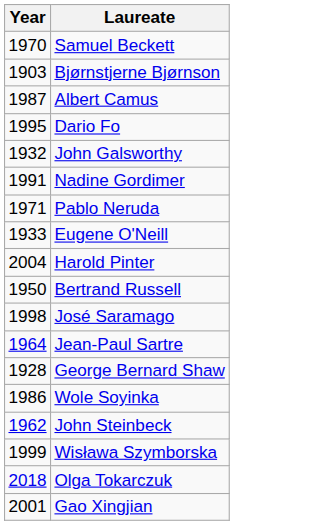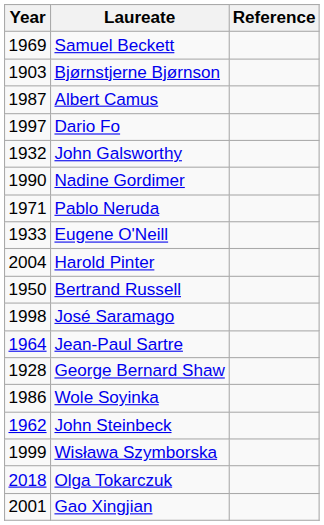+ column: (274, 18)
(28, 45) 1970 -> (28, 45) 1969
(28, 126) 1995 -> (28, 126) 1997
(28, 180) 1991 -> (28, 180) 1990
